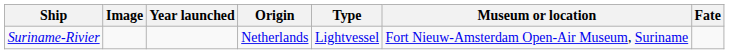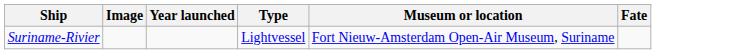- column: (275, 15)
